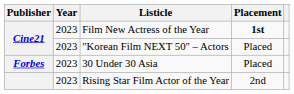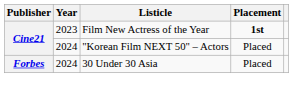(67, 47) 2023 -> (67, 47) 2024
(67, 64) 2023 -> (67, 64) 2024
- row: (156, 81)
